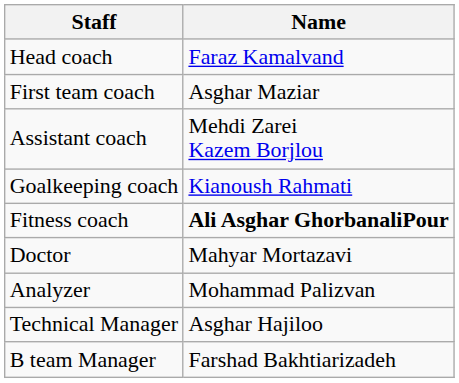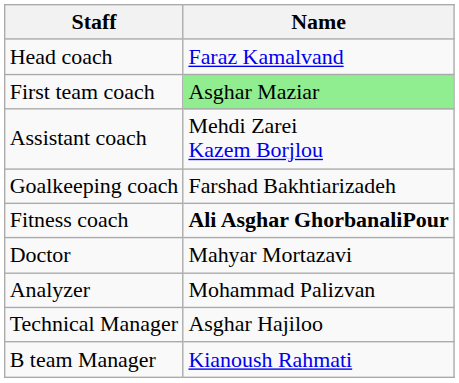(254, 91) no background -> (254, 91) lightgreen background
(270, 185) Kianoush Rahmati -> (292, 185) Farshad Bakhtiarizadeh
(292, 359) Farshad Bakhtiarizadeh -> (270, 359) Kianoush Rahmati
